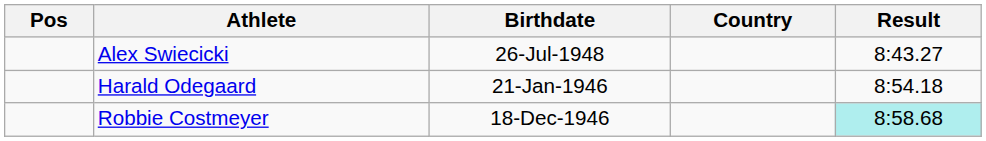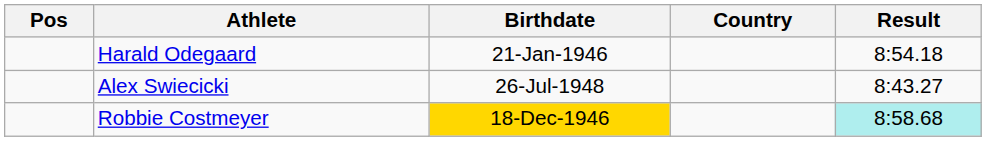rows swapped: (163, 53) <-> (177, 86)
(550, 119) no background -> (550, 119) gold background
